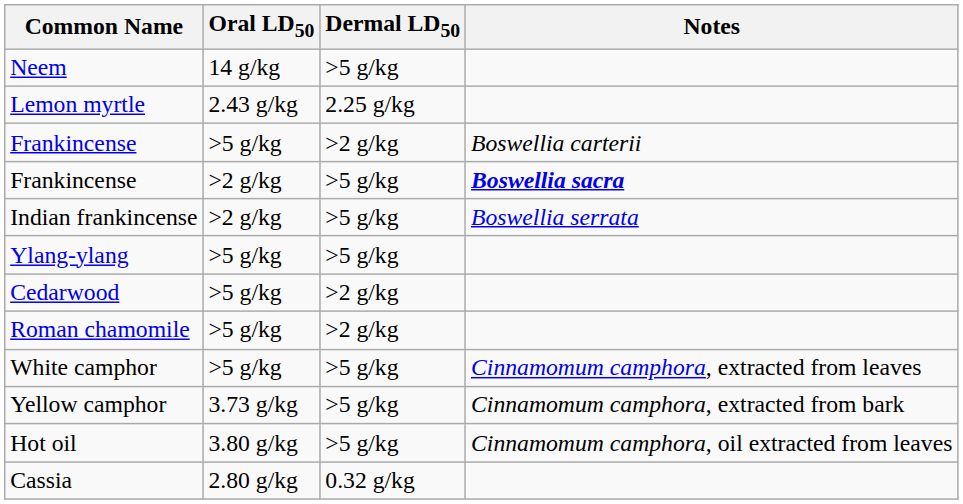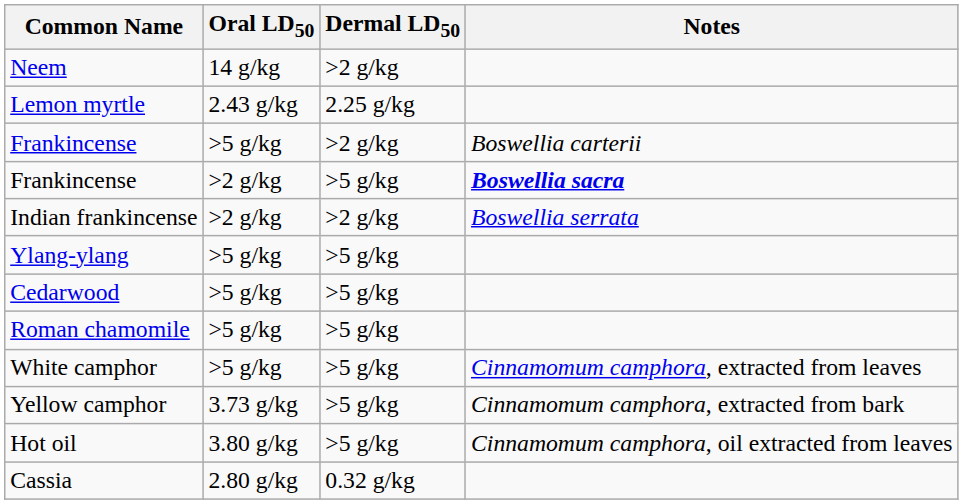(362, 67) >5 g/kg -> (362, 67) >2 g/kg
(362, 217) >5 g/kg -> (362, 217) >2 g/kg
(362, 292) >2 g/kg -> (362, 292) >5 g/kg
(362, 329) >2 g/kg -> (362, 329) >5 g/kg
